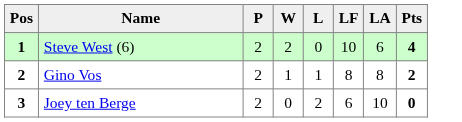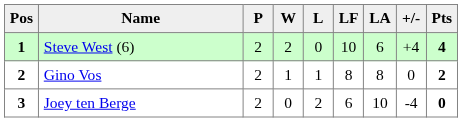+ column: (411, 18)
